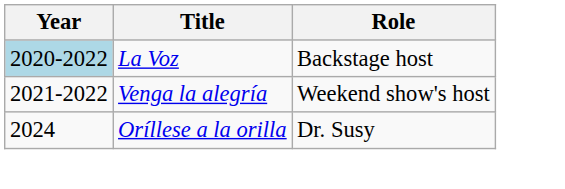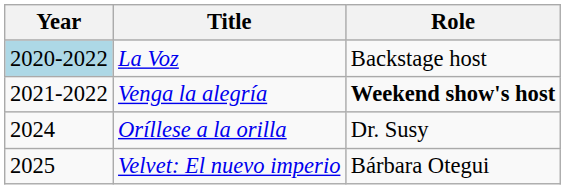(393, 93) normal -> (453, 93) bold
+ row: (229, 165)
